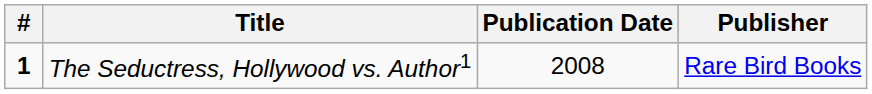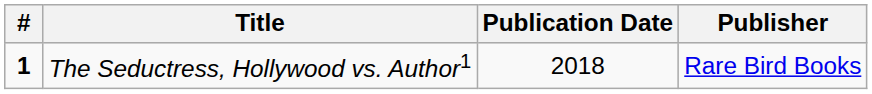(578, 65) 2008 -> (578, 65) 2018
